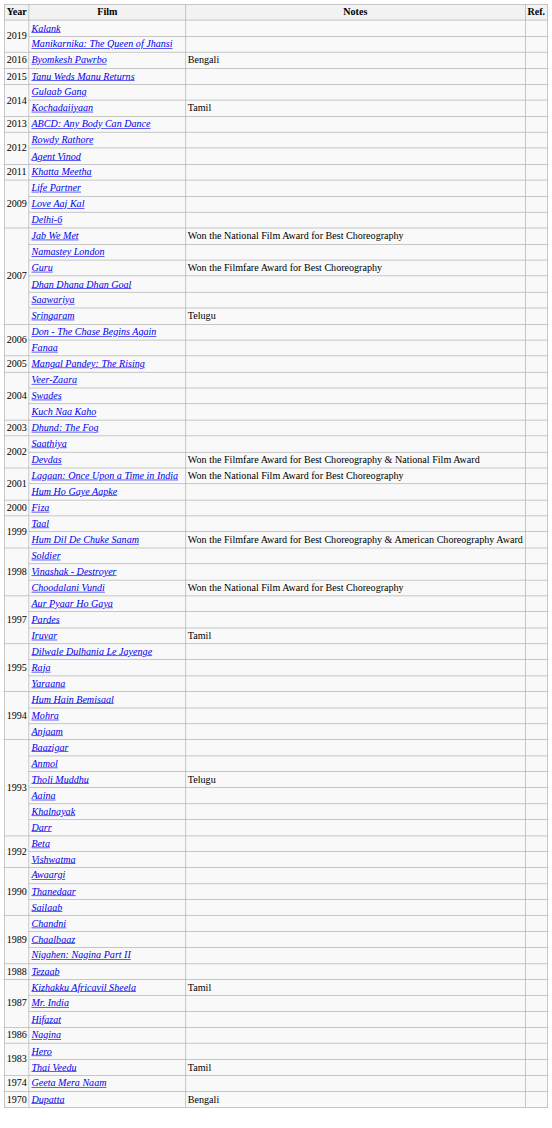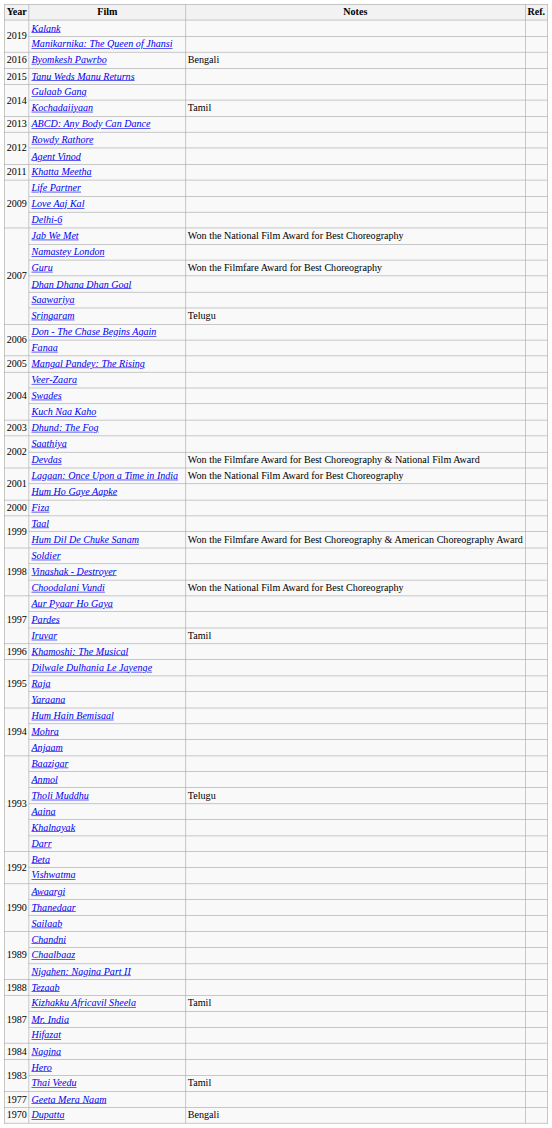+ row: (82, 651)
(17, 1035) 1986 -> (17, 1051) 1984
(17, 1083) 1974 -> (17, 1099) 1977
